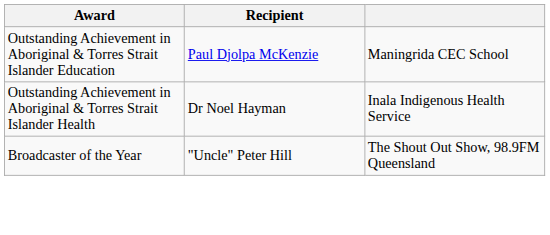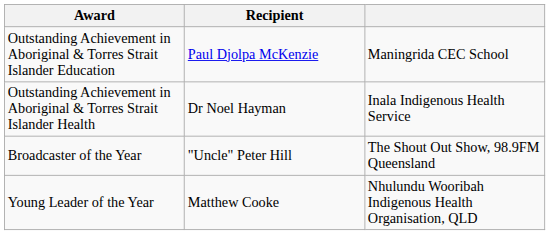+ row: (81, 202)
